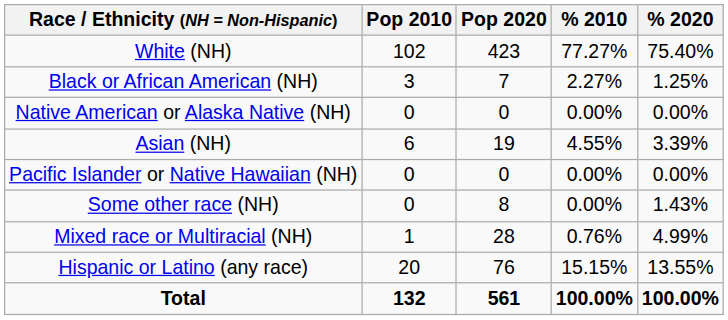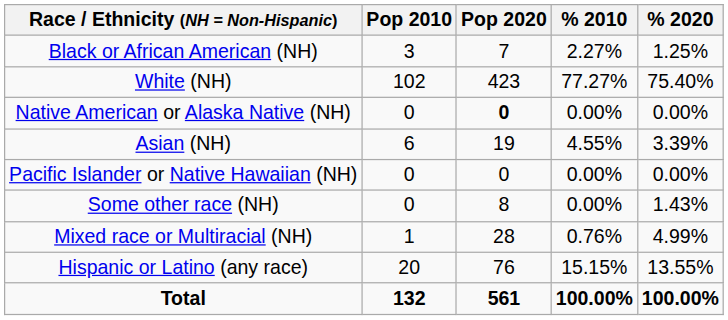rows swapped: (183, 50) <-> (183, 81)
(504, 112) normal -> (504, 112) bold
